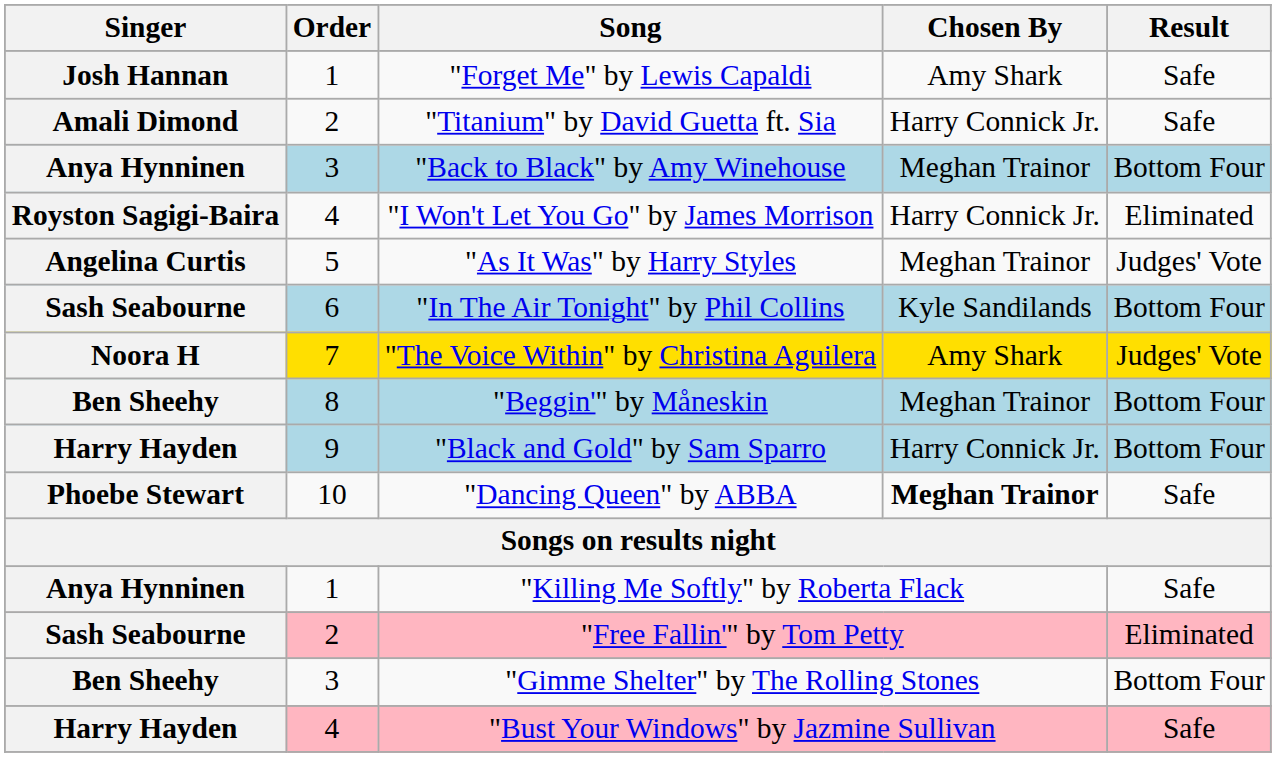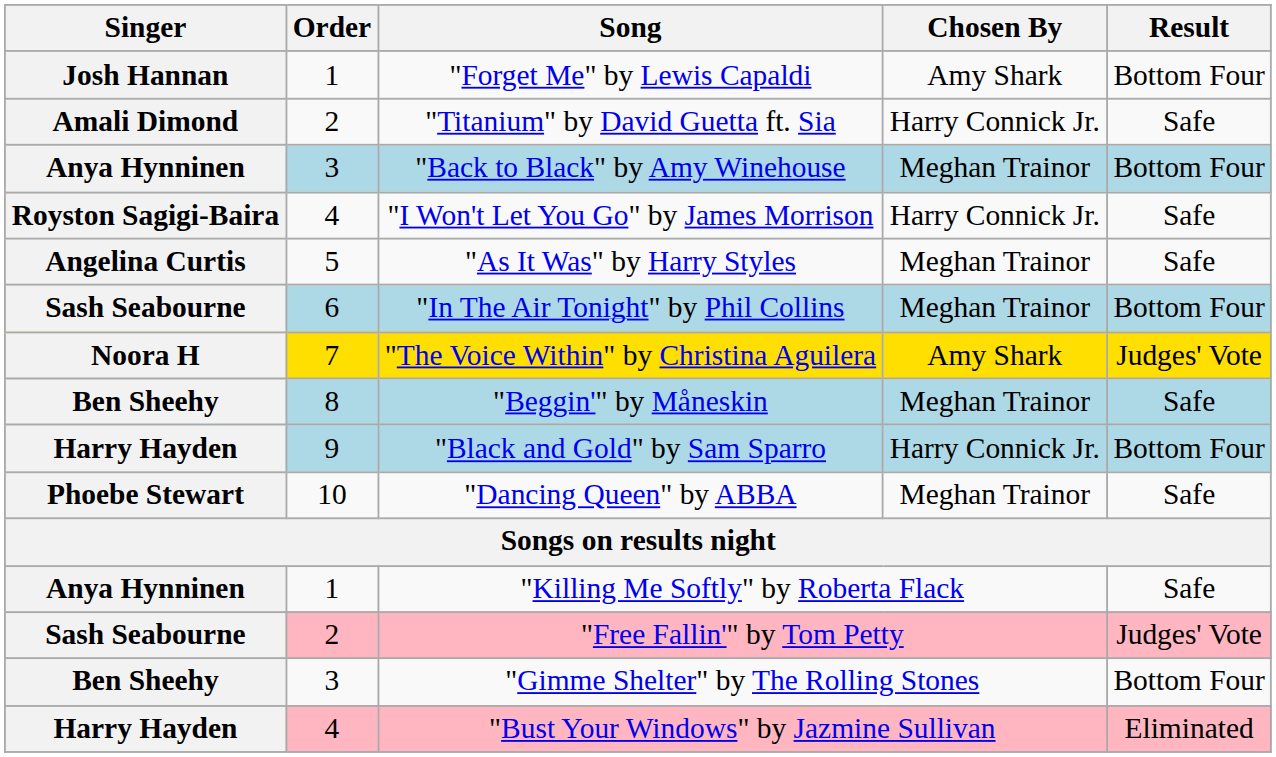(1189, 74) Safe -> (1189, 74) Bottom Four
(1189, 214) Eliminated -> (1189, 214) Safe
(1189, 261) Judges' Vote -> (1189, 261) Safe
(995, 307) Kyle Sandilands -> (995, 307) Meghan Trainor
(1189, 401) Bottom Four -> (1189, 401) Safe
(995, 494) bold -> (995, 494) normal
(1189, 634) Eliminated -> (1189, 634) Judges' Vote
(1189, 728) Safe -> (1189, 728) Eliminated
